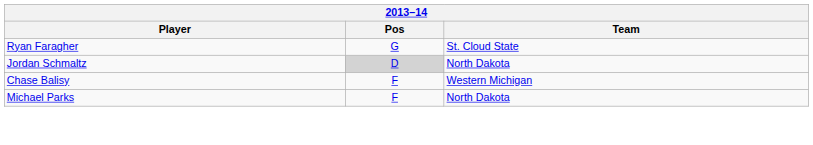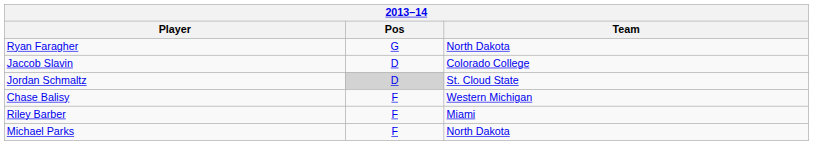(483, 47) St. Cloud State -> (478, 47) North Dakota
+ row: (40, 64)
(478, 64) North Dakota -> (483, 81) St. Cloud State
+ row: (36, 115)
